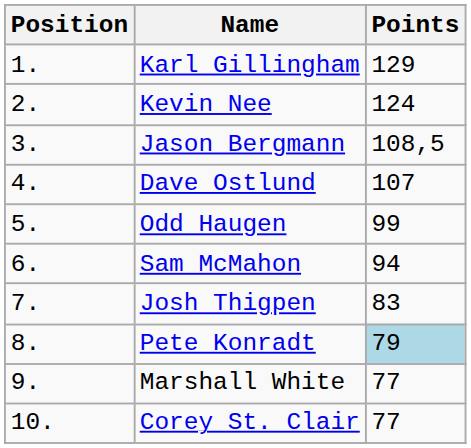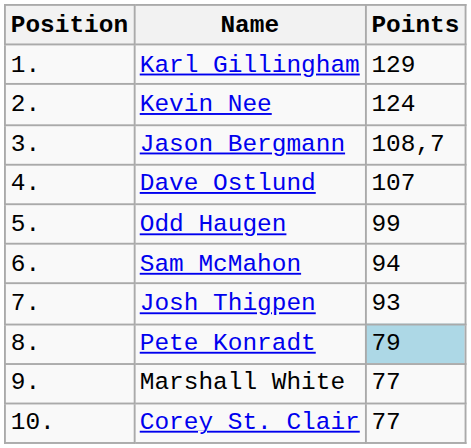(408, 144) 108,5 -> (408, 144) 108,7
(386, 304) 83 -> (386, 304) 93
